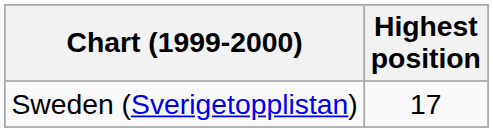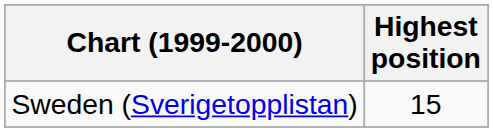(426, 103) 17 -> (426, 103) 15
